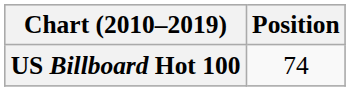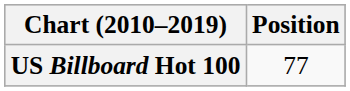(296, 65) 74 -> (296, 65) 77
